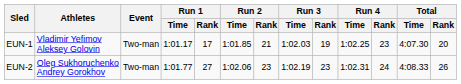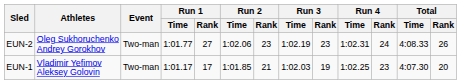rows swapped: (20, 44) <-> (20, 68)
